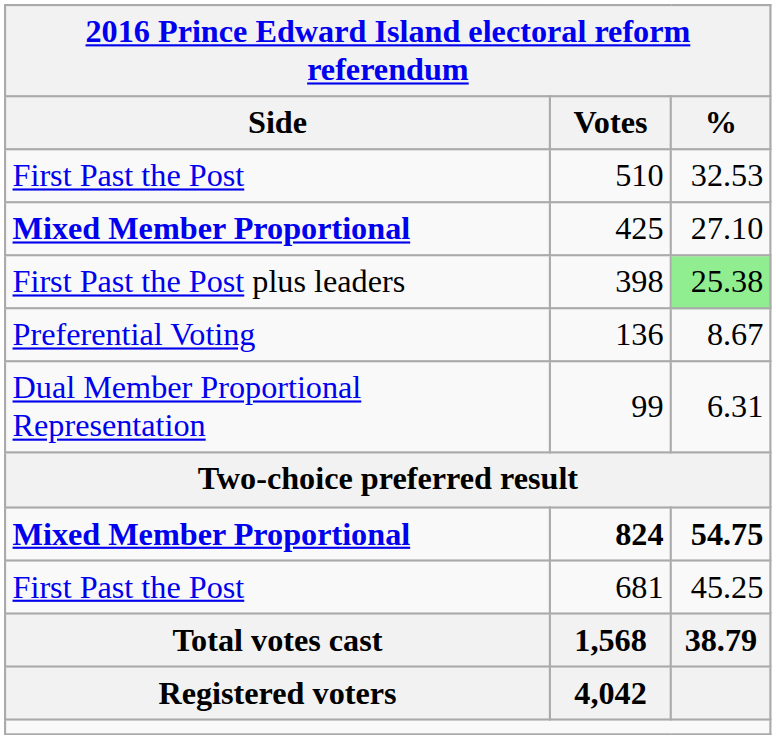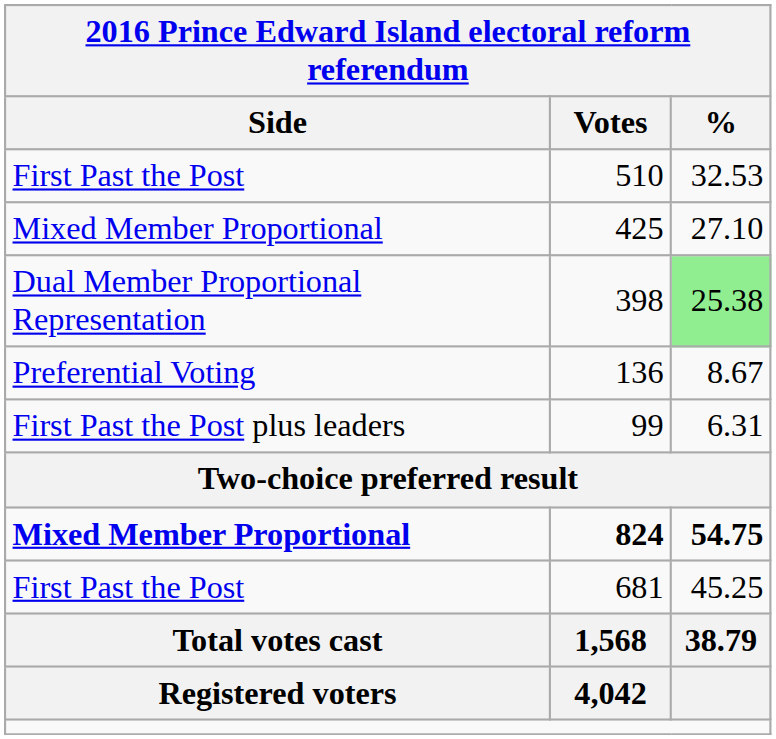(211, 228) bold -> (198, 228) normal
(209, 281) First Past the Post plus leaders -> (187, 301) Dual Member Proportional Representation
(187, 407) Dual Member Proportional Representation -> (209, 426) First Past the Post plus leaders
